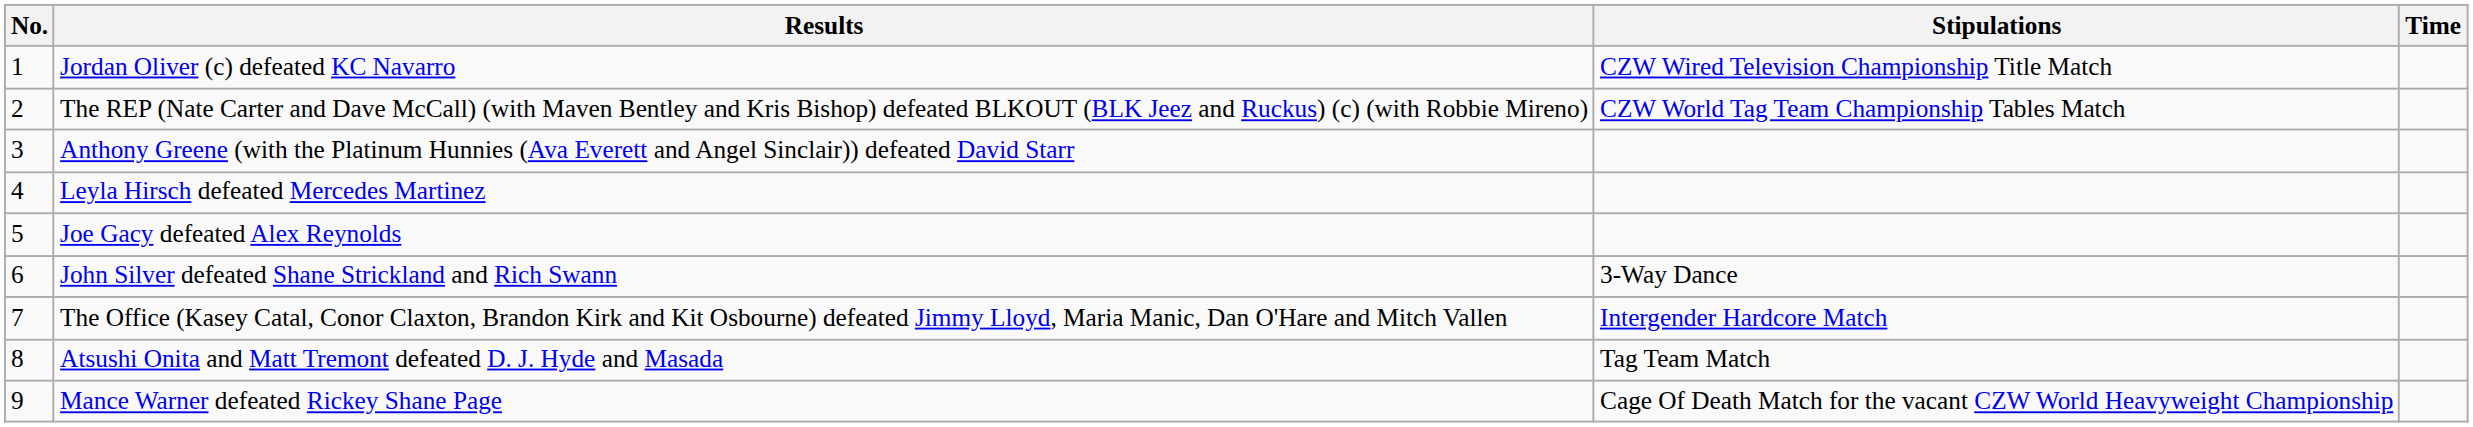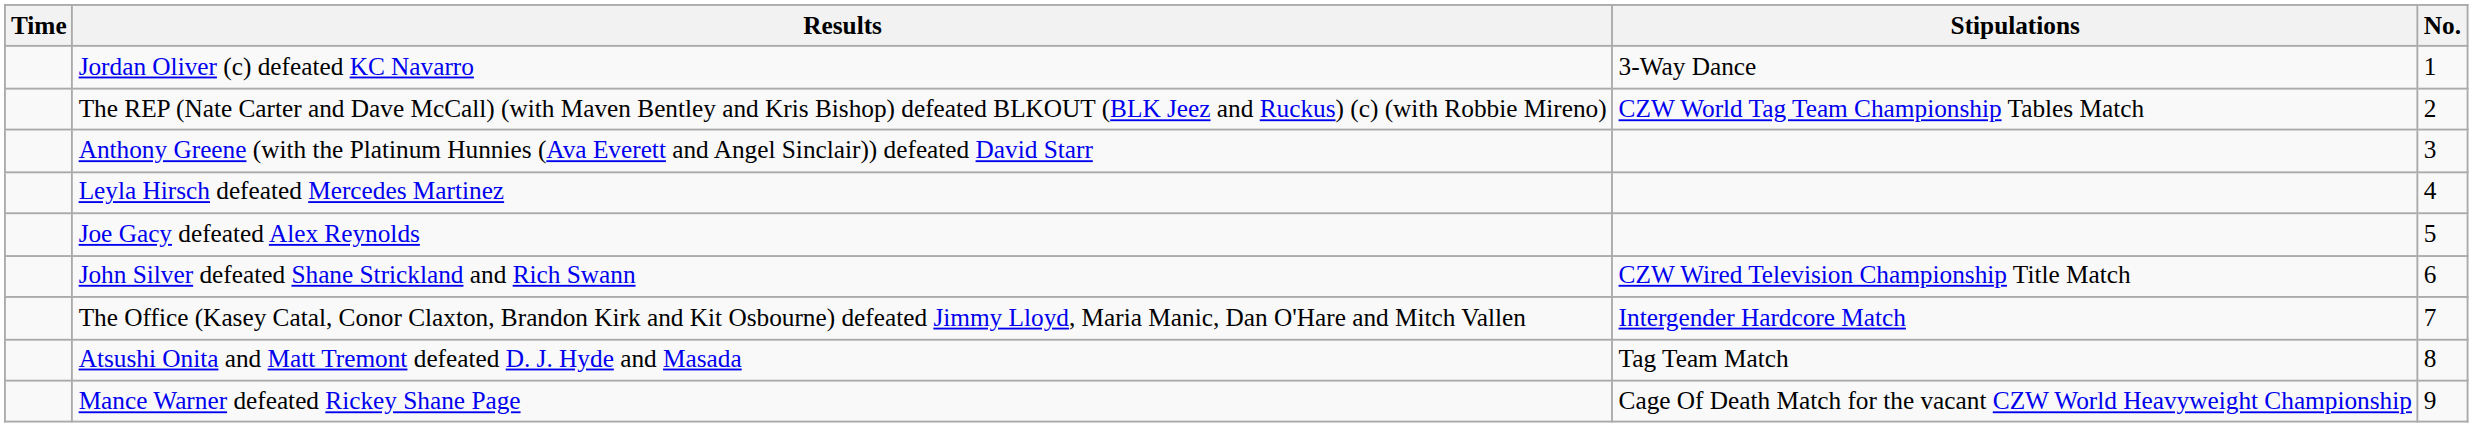columns swapped: (30, 24) <-> (2433, 24)
(1856, 66) CZW Wired Television Championship Title Match -> (1687, 66) 3-Way Dance
(1669, 275) 3-Way Dance -> (1875, 275) CZW Wired Television Championship Title Match
